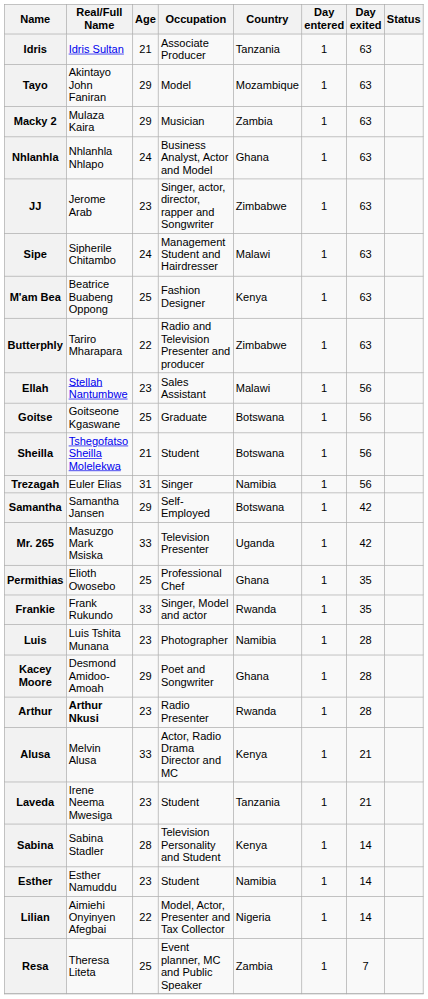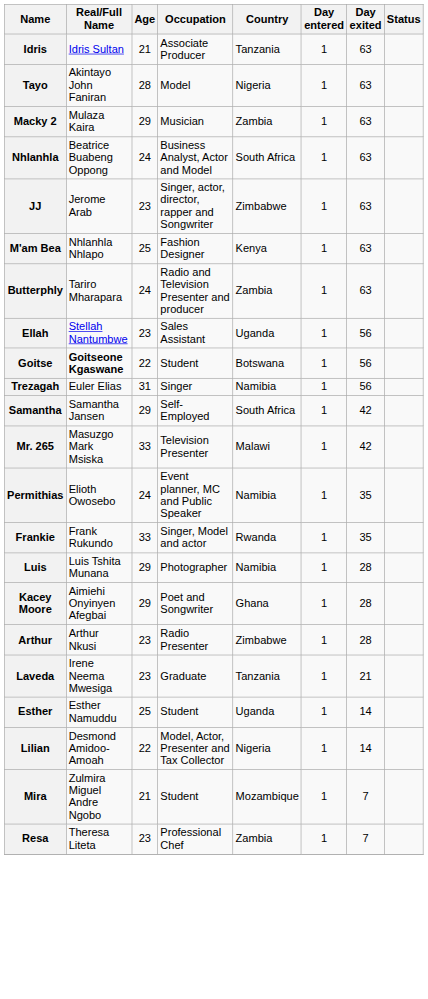(145, 85) 29 -> (145, 85) 28
(267, 85) Mozambique -> (253, 85) Nigeria
(90, 157) Nhlanhla Nhlapo -> (91, 157) Beatrice Buabeng Oppong
(252, 157) Ghana -> (265, 157) South Africa
- row: (35, 254)
(91, 297) Beatrice Buabeng Oppong -> (90, 248) Nhlanhla Nhlapo
(145, 345) 22 -> (145, 291) 24
(261, 345) Zimbabwe -> (254, 291) Zambia
(253, 388) Malawi -> (255, 333) Uganda
(94, 418) normal -> (96, 363) bold
(145, 418) 25 -> (145, 363) 22
(184, 418) Graduate -> (179, 363) Student
- row: (35, 454)
(260, 507) Botswana -> (265, 410) South Africa
(255, 544) Uganda -> (253, 446) Malawi
(145, 580) 25 -> (145, 495) 24
(191, 580) Professional Chef -> (190, 495) Event planner, MC and Public Speaker
(252, 580) Ghana -> (256, 495) Namibia
(145, 640) 23 -> (145, 567) 29
(92, 676) Desmond Amidoo-Amoah -> (92, 603) Aimiehi Onyinyen Afegbai
(86, 712) bold -> (84, 640) normal
(256, 712) Rwanda -> (261, 640) Zimbabwe
- row: (35, 754)
(180, 803) Student -> (183, 676) Graduate
- row: (35, 845)
(145, 881) 23 -> (145, 712) 25
(256, 881) Namibia -> (255, 712) Uganda
(92, 917) Aimiehi Onyinyen Afegbai -> (92, 748) Desmond Amidoo-Amoah
+ row: (35, 797)
(145, 966) 25 -> (145, 839) 23
(191, 966) Event planner, MC and Public Speaker -> (191, 839) Professional Chef
